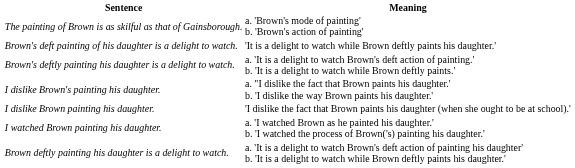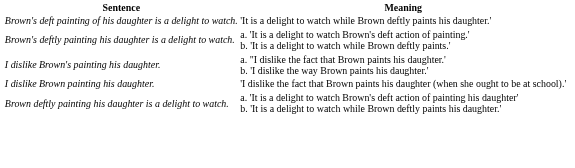- row: (124, 26)
- row: (83, 128)
